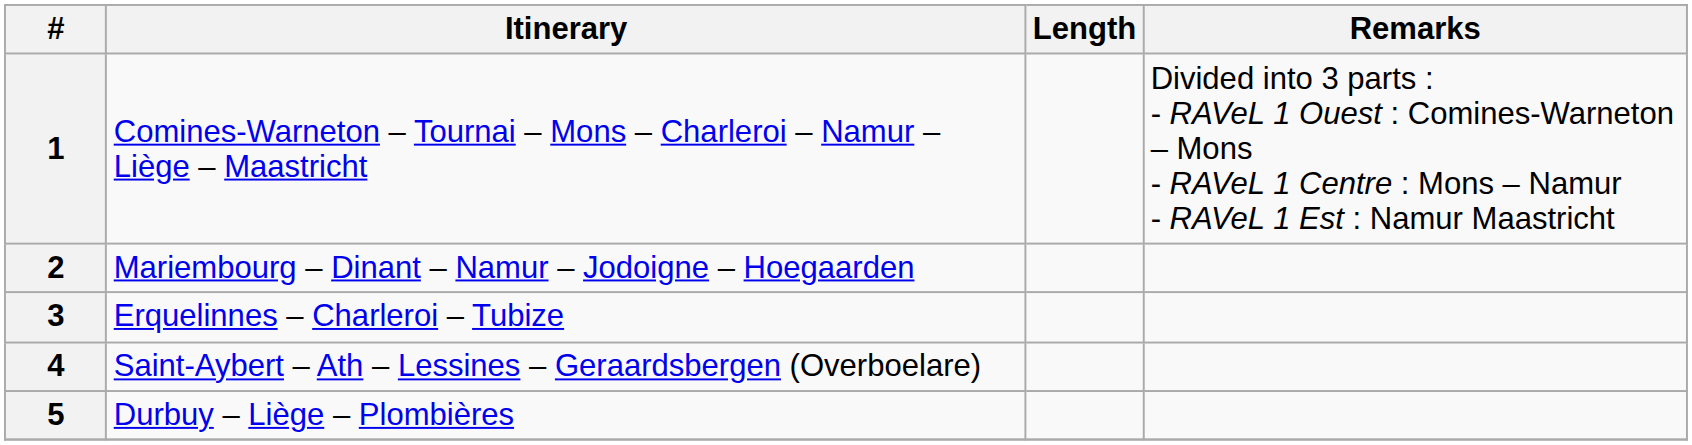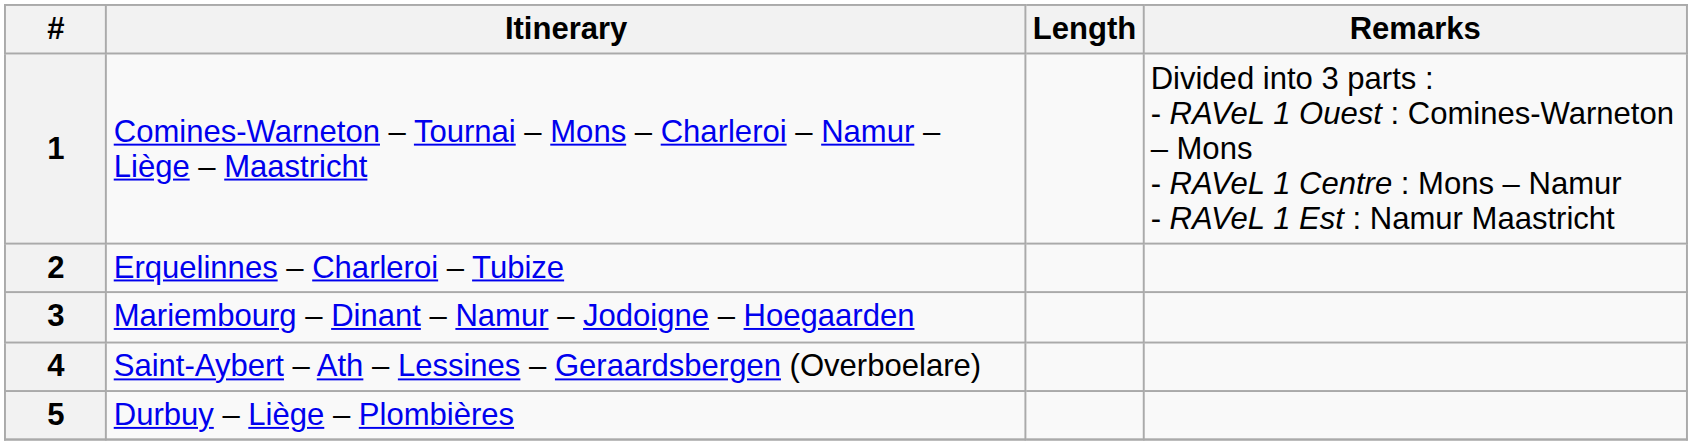(514, 267) Mariembourg – Dinant – Namur – Jodoigne – Hoegaarden -> (339, 267) Erquelinnes – Charleroi – Tubize
(339, 316) Erquelinnes – Charleroi – Tubize -> (514, 316) Mariembourg – Dinant – Namur – Jodoigne – Hoegaarden
